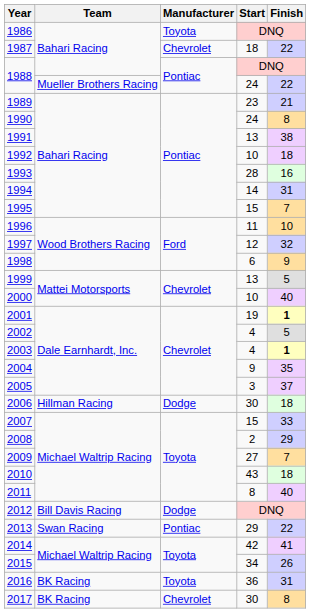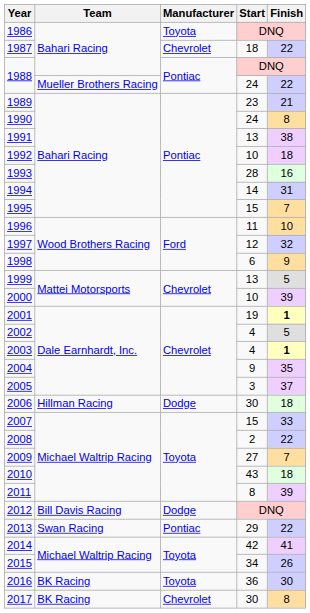(287, 298) 40 -> (287, 298) 39
(287, 440) 29 -> (287, 440) 22
(287, 493) 40 -> (287, 493) 39
(287, 581) 31 -> (287, 581) 30
